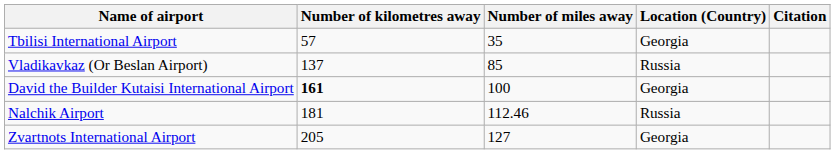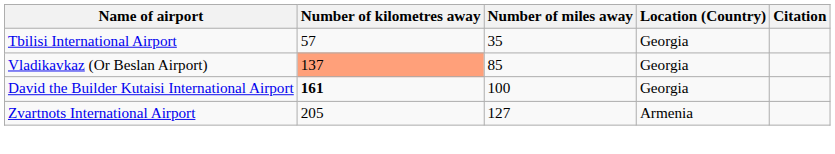(312, 64) no background -> (312, 64) lightsalmon background
(660, 64) Russia -> (664, 64) Georgia
- row: (56, 112)
(664, 137) Georgia -> (666, 112) Armenia
